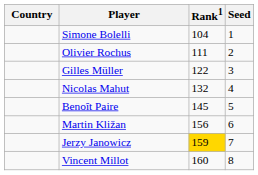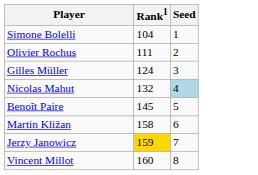- column: (32, 15)
(200, 70) 122 -> (145, 70) 124
(231, 88) no background -> (176, 88) lightblue background
(200, 124) 156 -> (145, 124) 158
